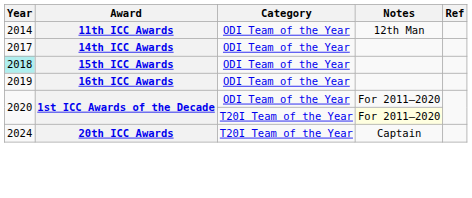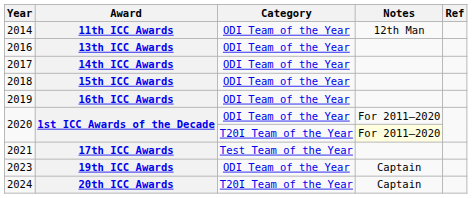+ row: (126, 47)
(20, 64) paleturquoise background -> (20, 82) no background
+ row: (126, 150)
+ row: (126, 167)
